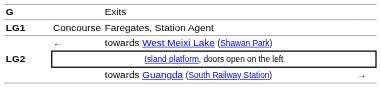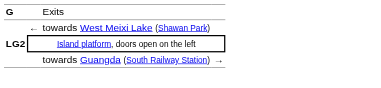- row: (77, 27)
